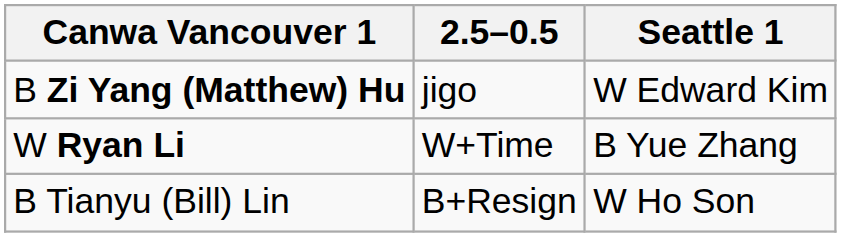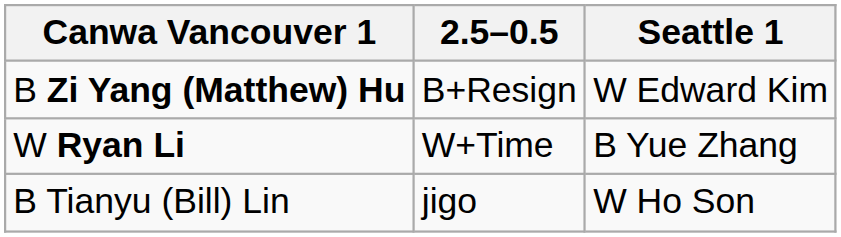(449, 88) jigo -> (499, 88) B+Resign
(499, 201) B+Resign -> (449, 201) jigo
